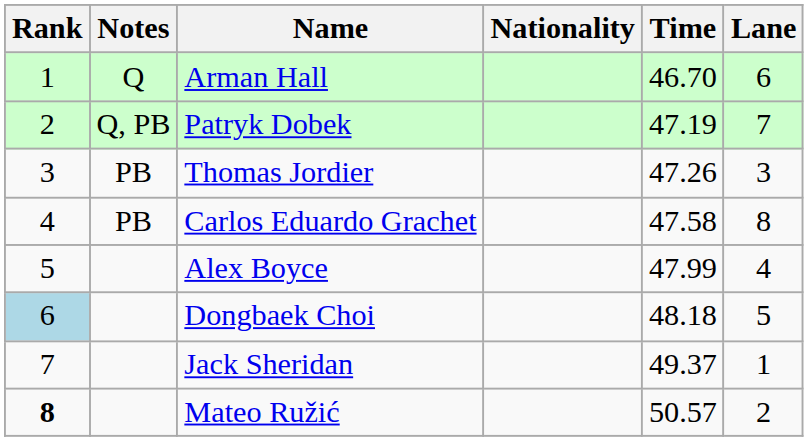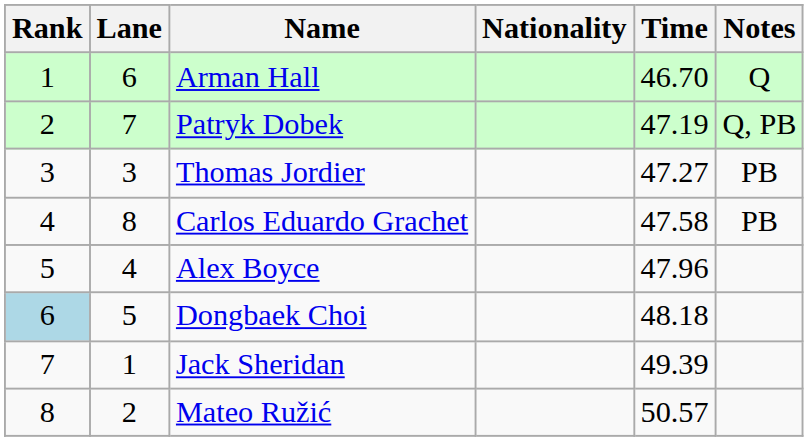columns swapped: (764, 28) <-> (133, 28)
(683, 172) 47.26 -> (675, 172) 47.27
(683, 268) 47.99 -> (675, 268) 47.96
(683, 364) 49.37 -> (675, 364) 49.39
(47, 412) bold -> (47, 412) normal
